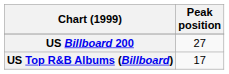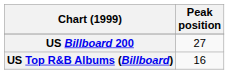(200, 60) 17 -> (200, 60) 16
